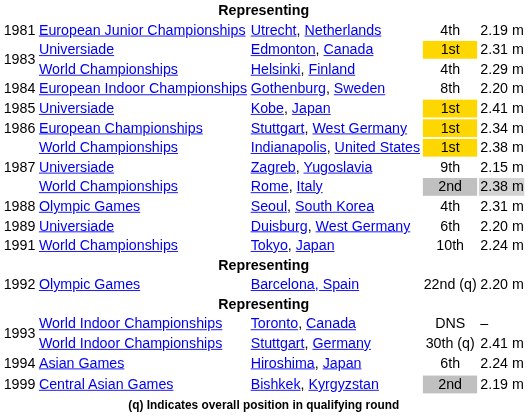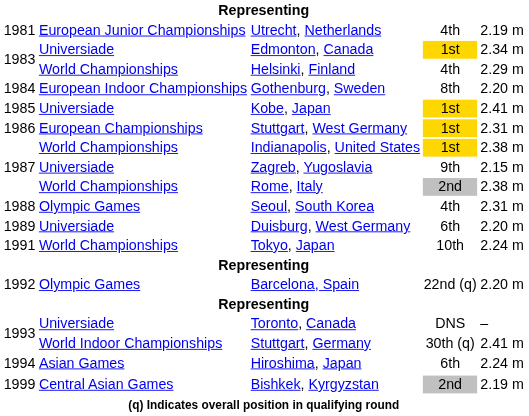(502, 49) 2.31 m -> (502, 49) 2.34 m
(502, 128) 2.34 m -> (502, 128) 2.31 m
(502, 186) lightgrey background -> (502, 186) no background
(131, 324) World Indoor Championships -> (77, 324) Universiade
